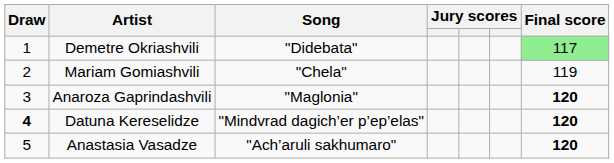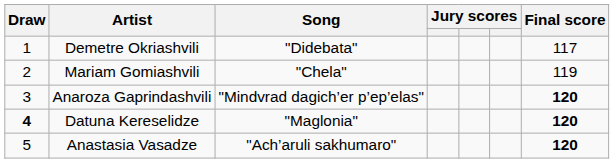(565, 48) lightgreen background -> (565, 48) no background
(321, 96) "Maglonia" -> (321, 96) "Mindvrad dagich’er p’ep’elas"
(321, 121) "Mindvrad dagich’er p’ep’elas" -> (321, 121) "Maglonia"
